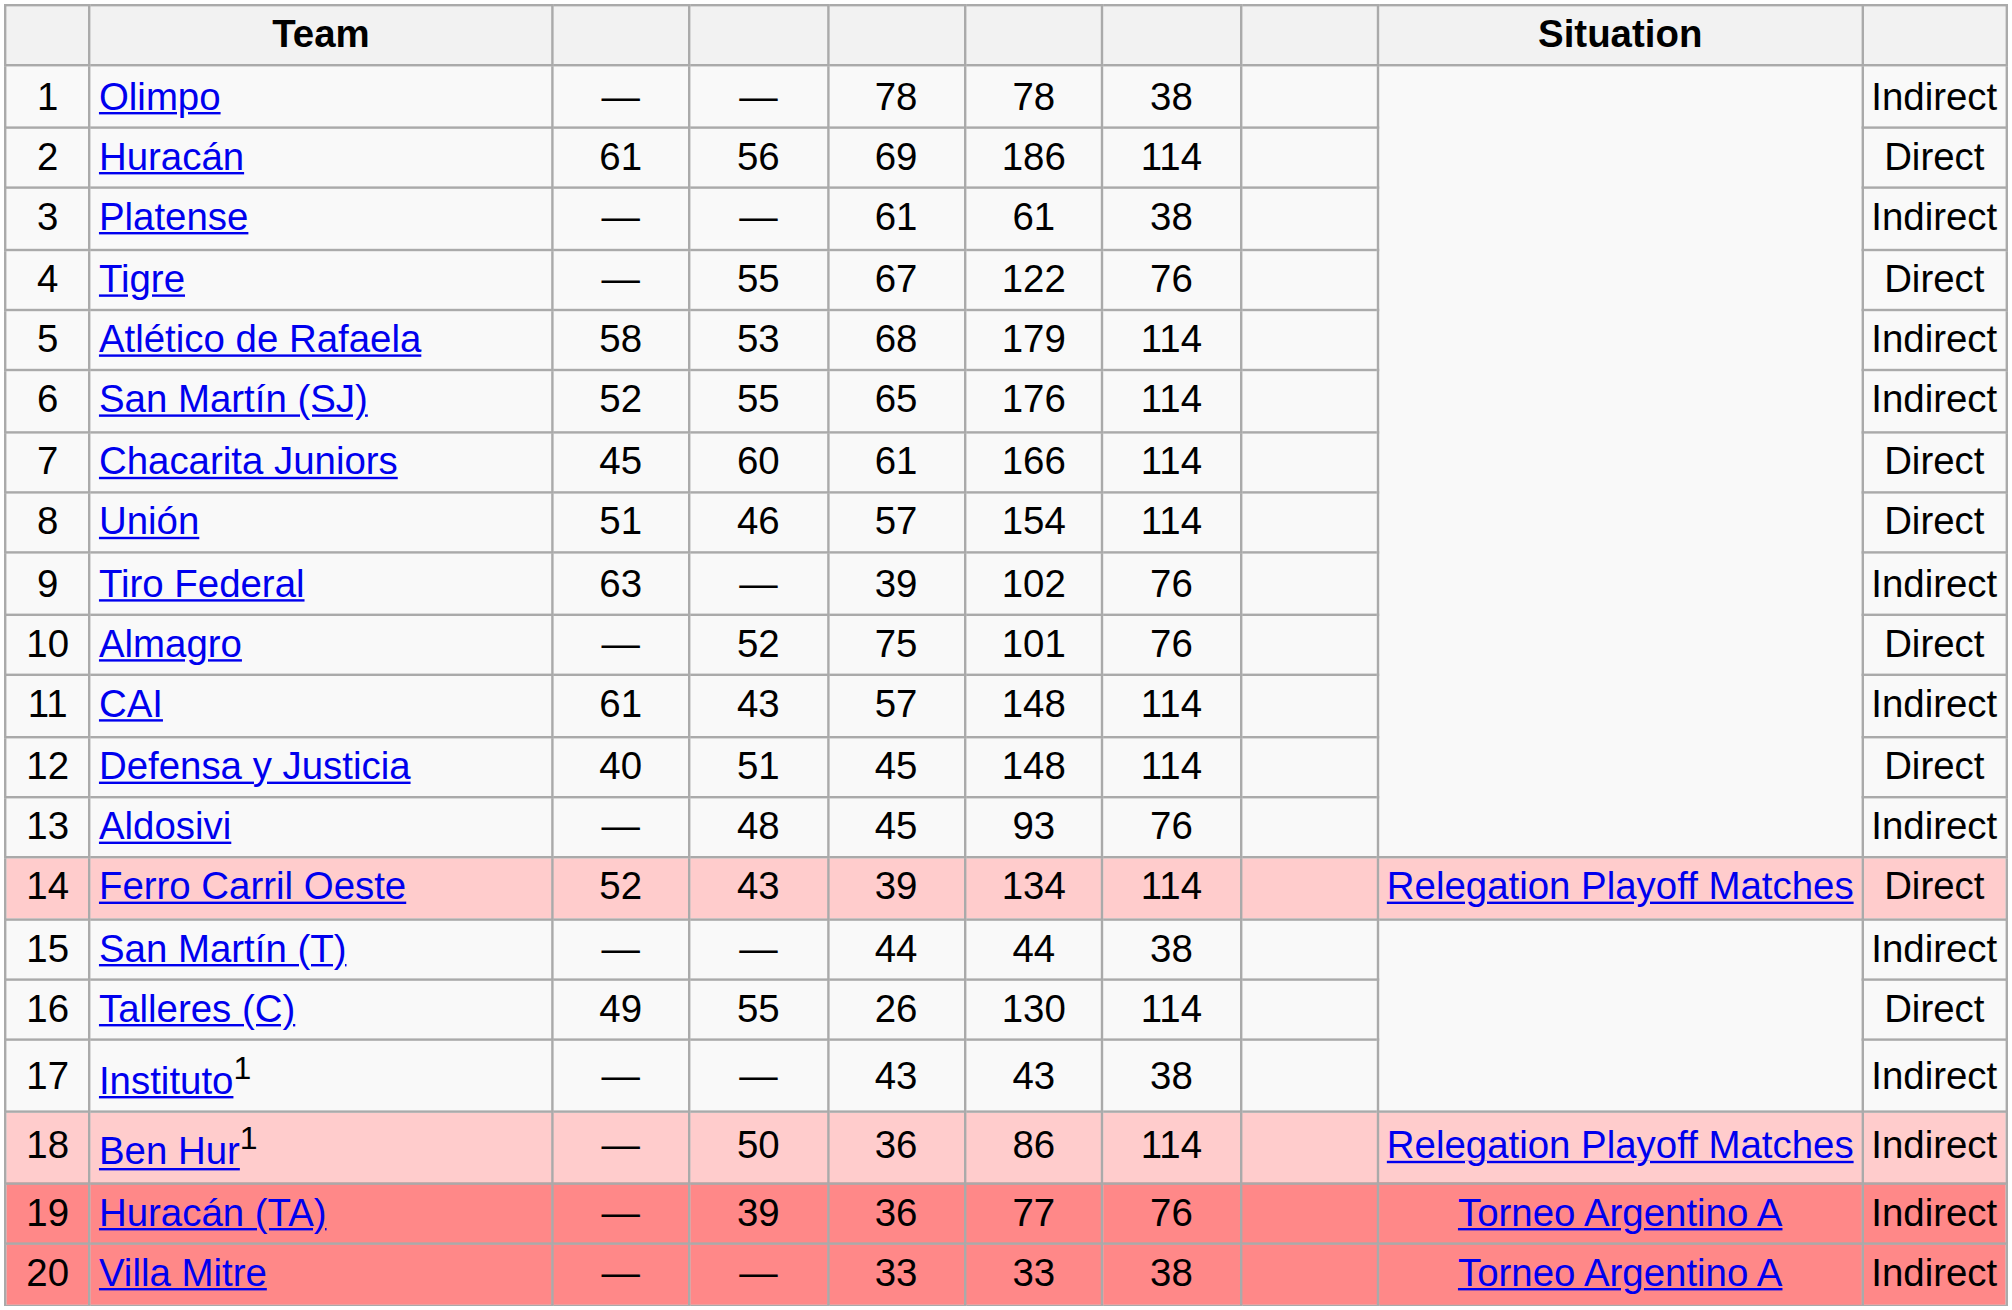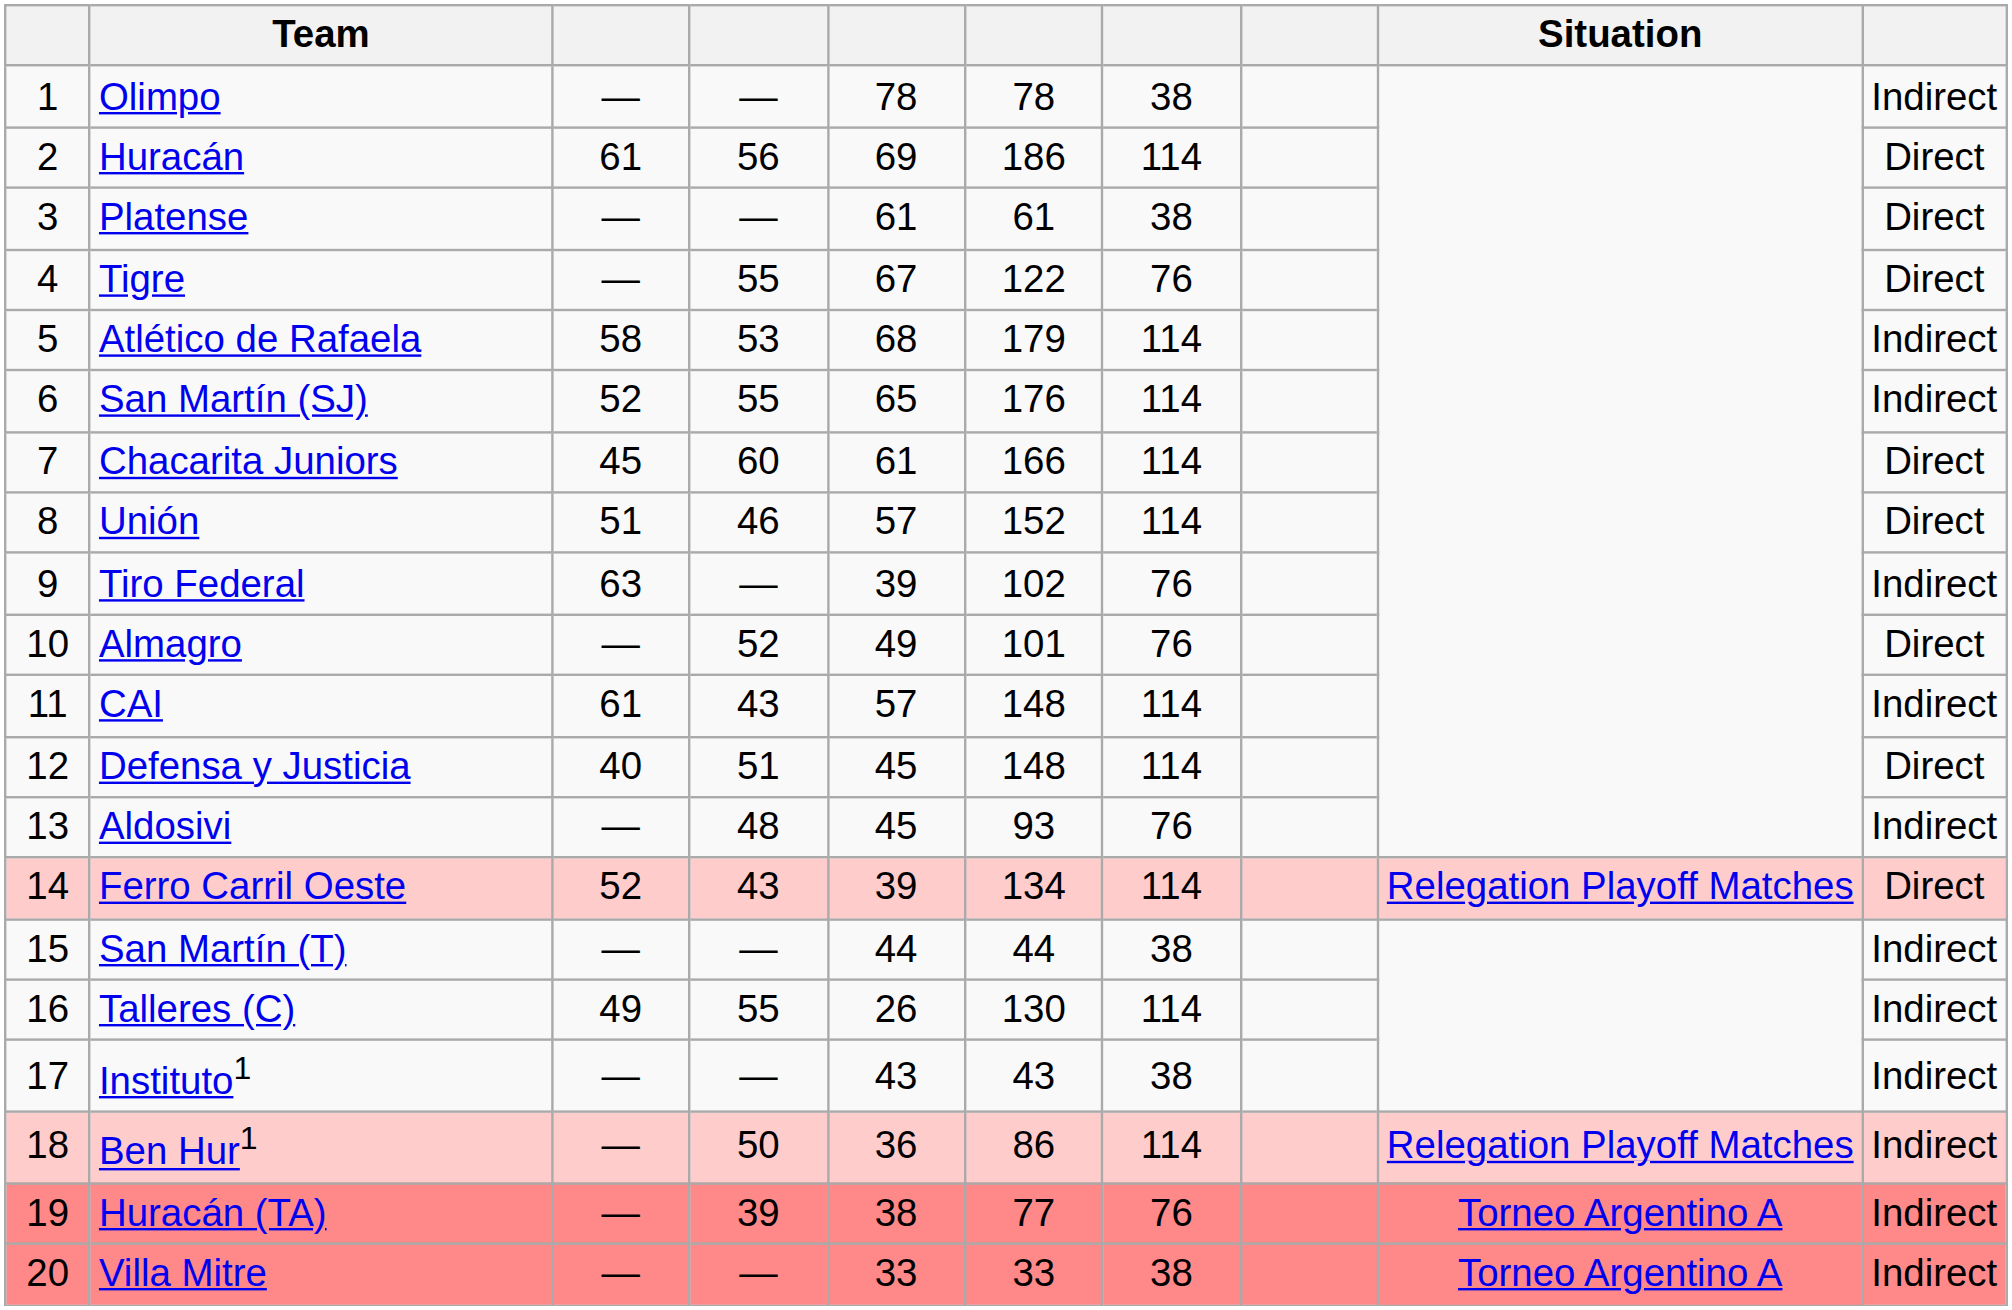(1934, 217) Indirect -> (1934, 217) Direct
(1034, 522) 154 -> (1034, 522) 152
(896, 643) 75 -> (896, 643) 49
(1934, 1009) Direct -> (1934, 1009) Indirect
(896, 1212) 36 -> (896, 1212) 38
